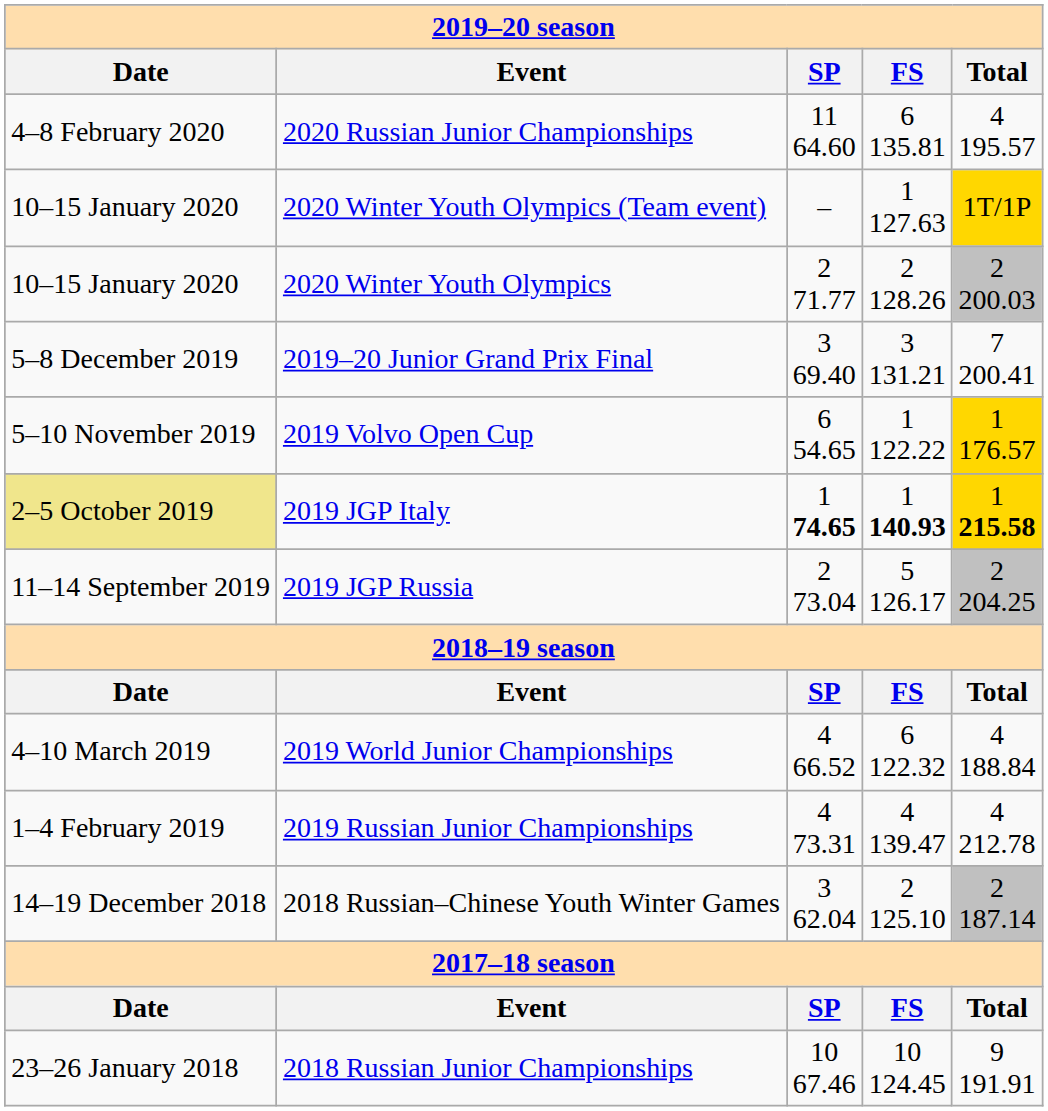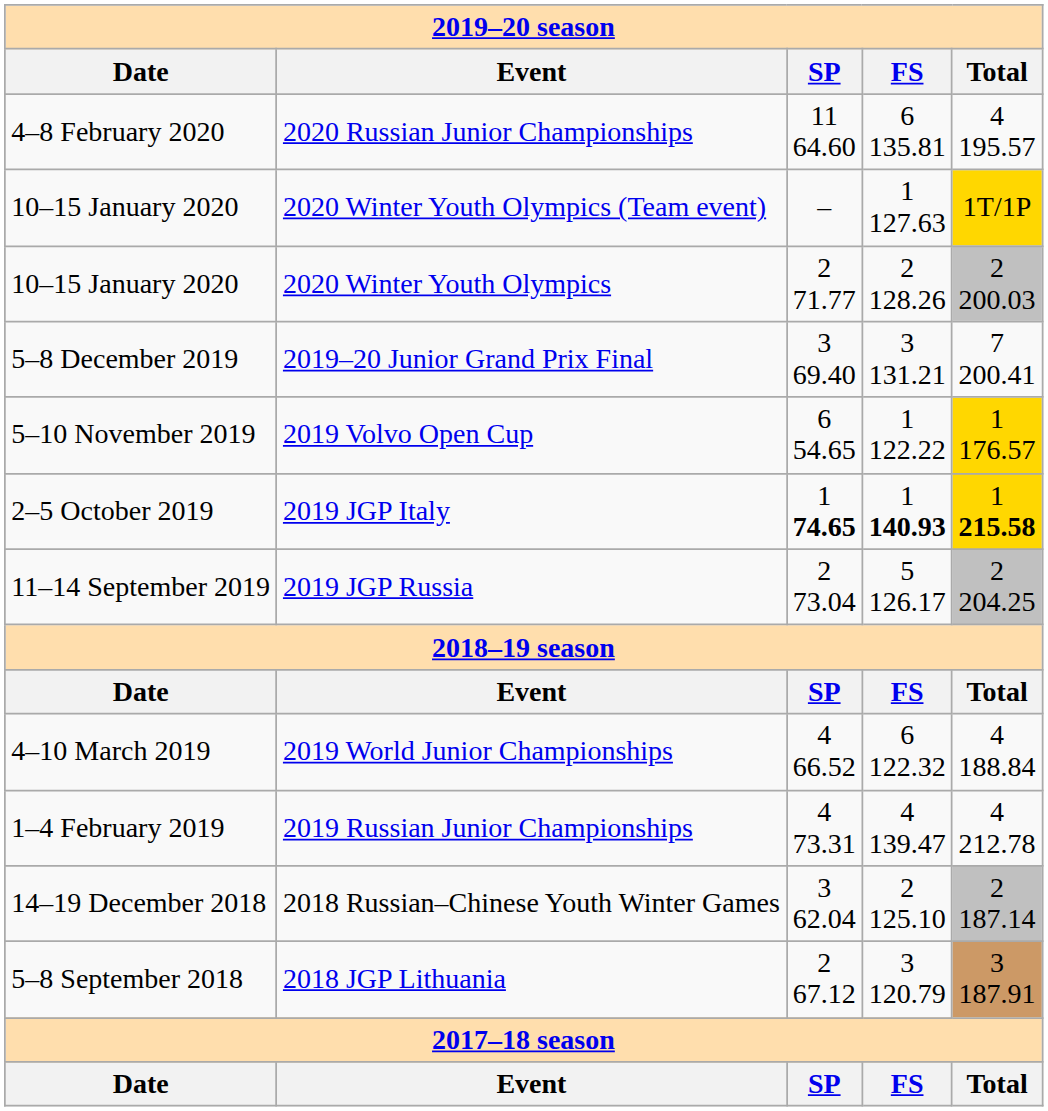(112, 510) khaki background -> (112, 510) no background
+ row: (394, 979)
- row: (488, 1067)
